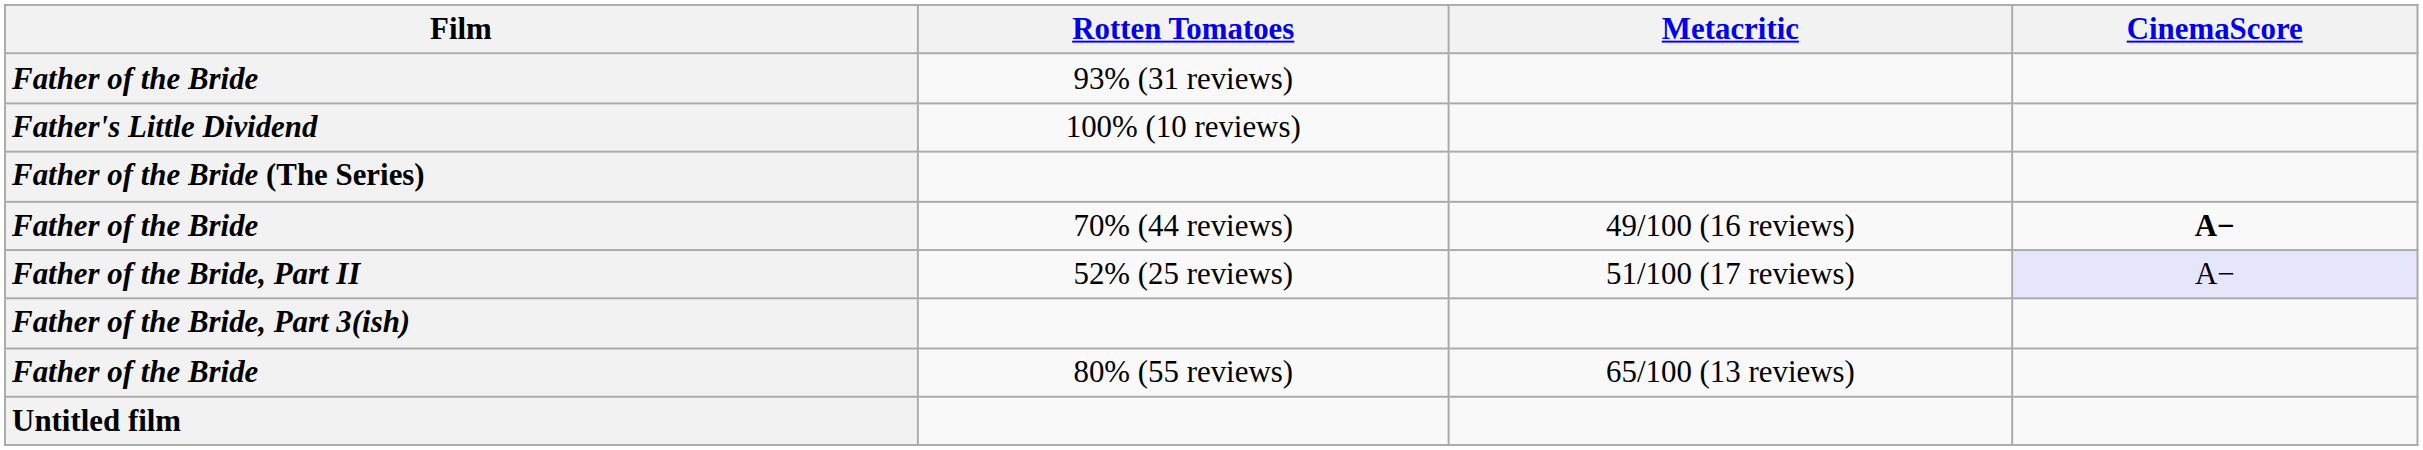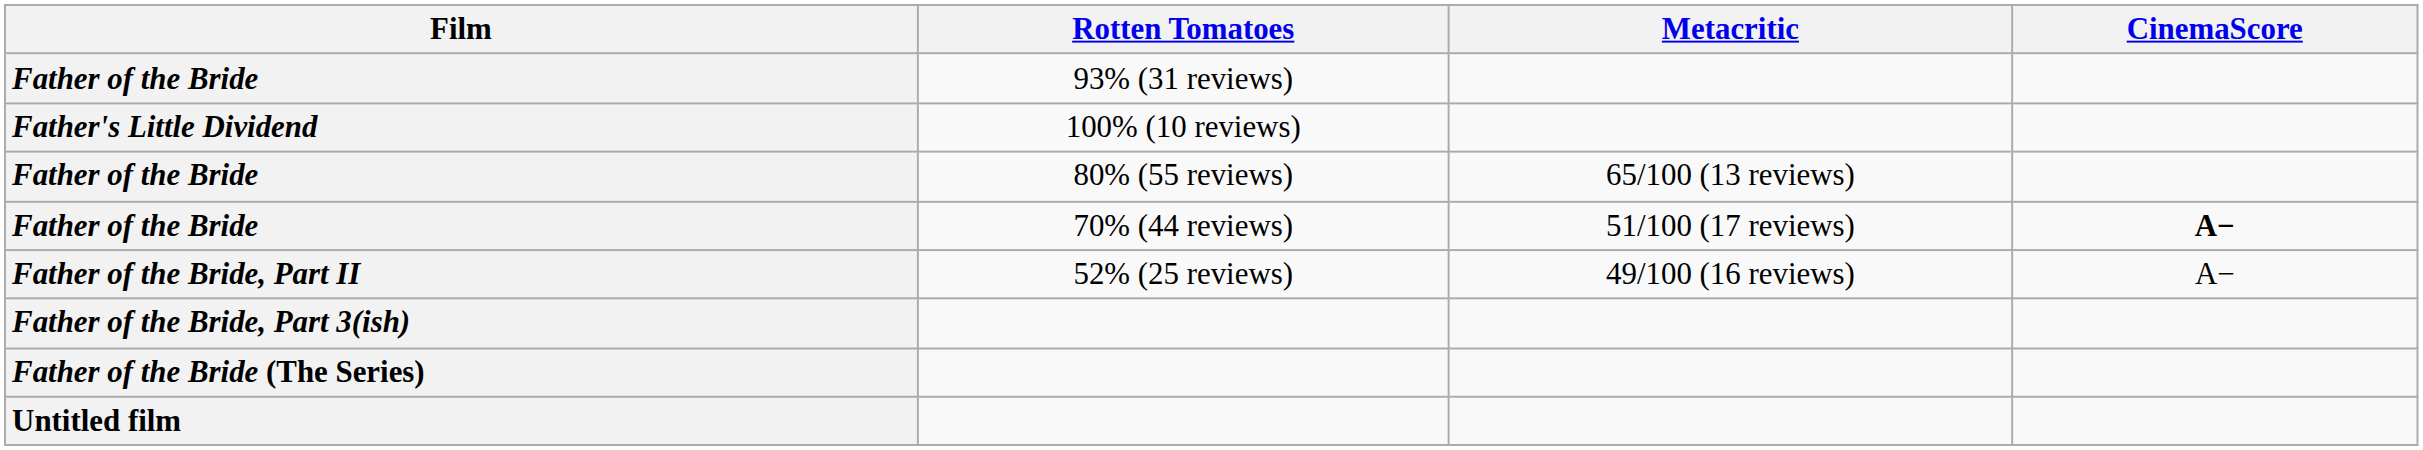rows swapped: (218, 175) <-> (135, 371)
(1730, 224) 49/100 (16 reviews) -> (1730, 224) 51/100 (17 reviews)
(1730, 273) 51/100 (17 reviews) -> (1730, 273) 49/100 (16 reviews)
(2215, 273) lavender background -> (2215, 273) no background
